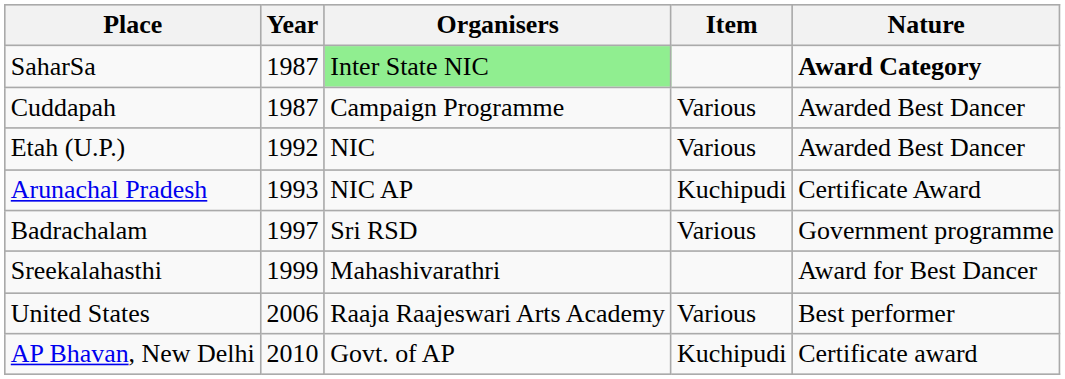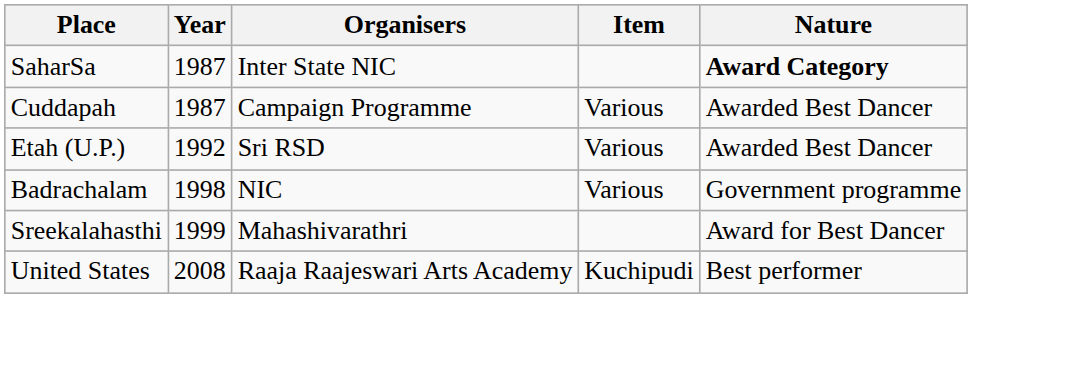(410, 66) lightgreen background -> (317, 66) no background
(353, 148) NIC -> (281, 148) Sri RSD
- row: (109, 189)
(292, 230) 1997 -> (200, 189) 1998
(374, 230) Sri RSD -> (260, 189) NIC
(292, 312) 2006 -> (200, 271) 2008
(717, 312) Various -> (639, 271) Kuchipudi
- row: (133, 353)
